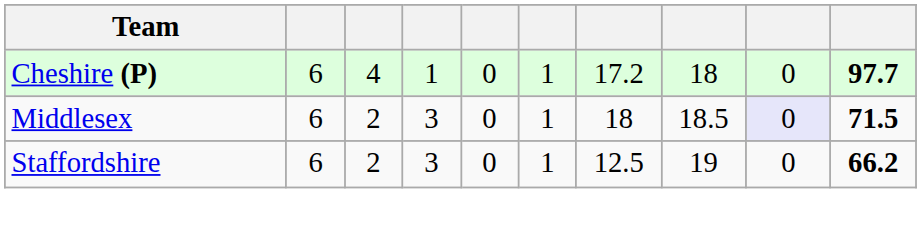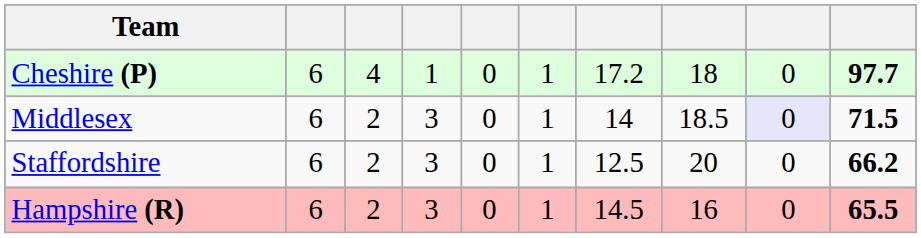(619, 118) 18 -> (619, 118) 14
(704, 163) 19 -> (704, 163) 20
+ row: (98, 208)
